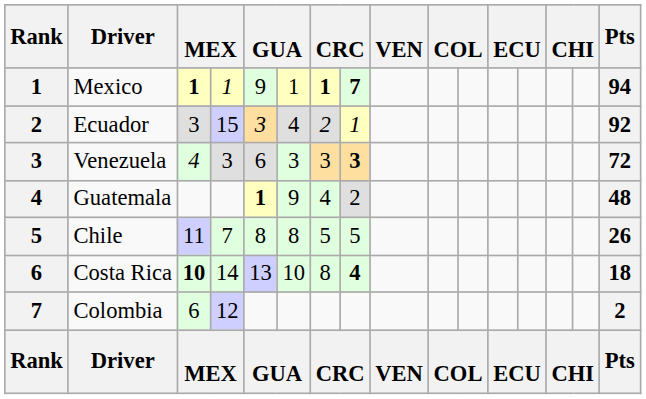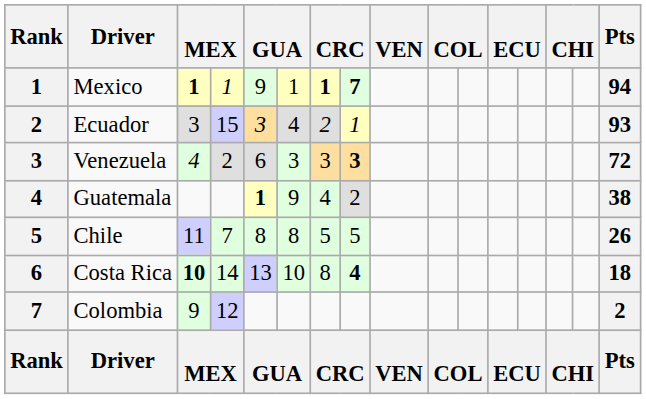(620, 123) 92 -> (620, 123) 93
(227, 161) 3 -> (227, 161) 2
(620, 198) 48 -> (620, 198) 38
(194, 310) 6 -> (194, 310) 9
